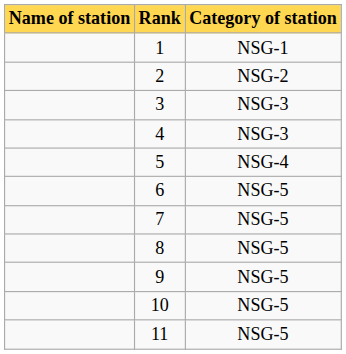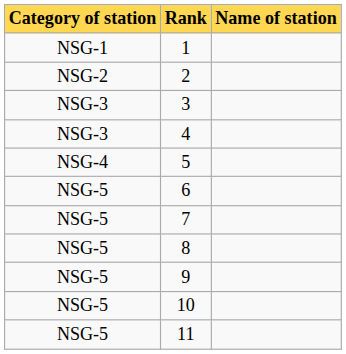columns swapped: (263, 18) <-> (69, 18)
